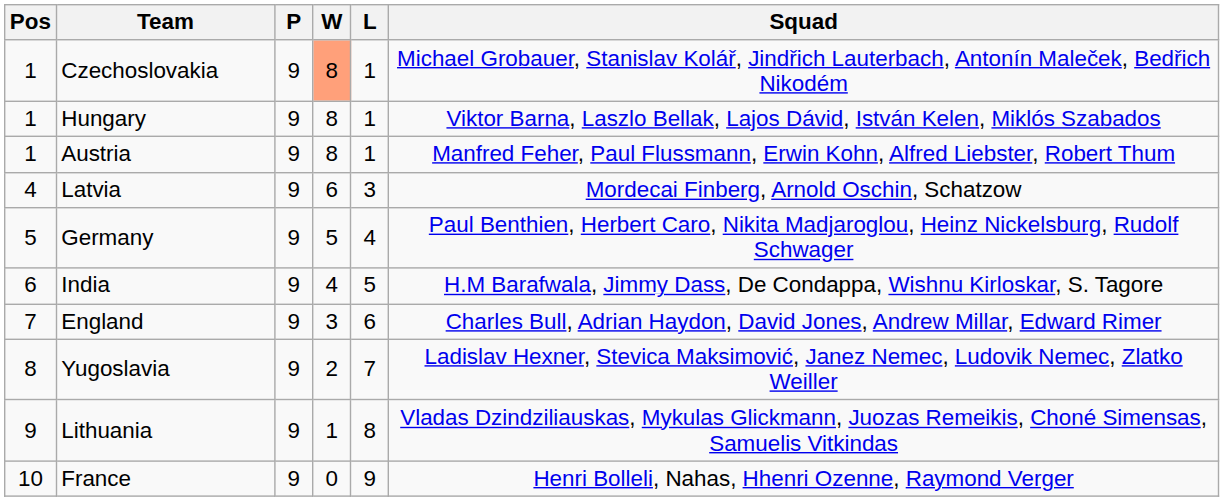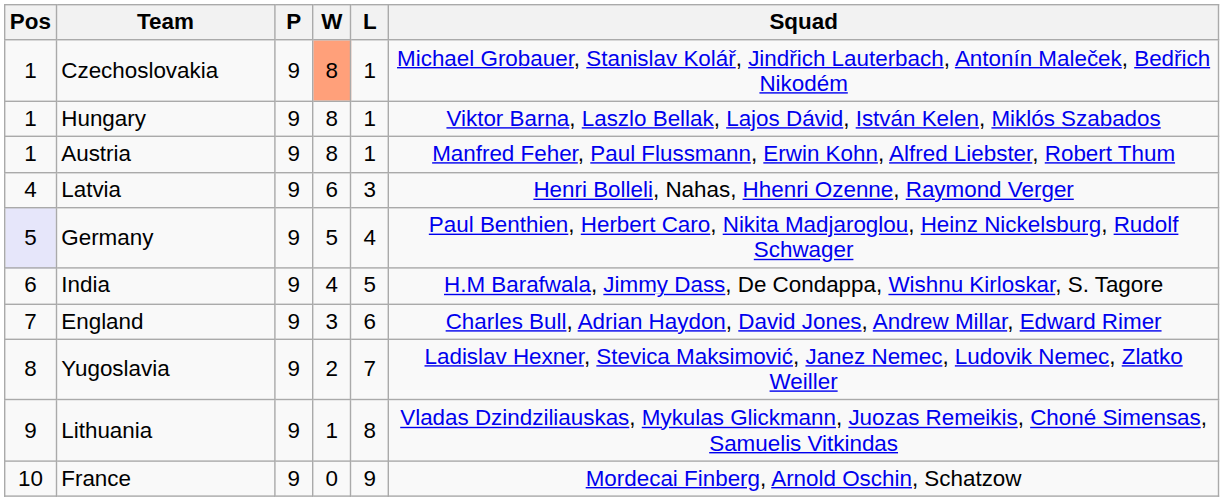(804, 189) Mordecai Finberg, Arnold Oschin, Schatzow -> (804, 189) Henri Bolleli, Nahas, Hhenri Ozenne, Raymond Verger
(30, 237) no background -> (30, 237) lavender background
(804, 478) Henri Bolleli, Nahas, Hhenri Ozenne, Raymond Verger -> (804, 478) Mordecai Finberg, Arnold Oschin, Schatzow
